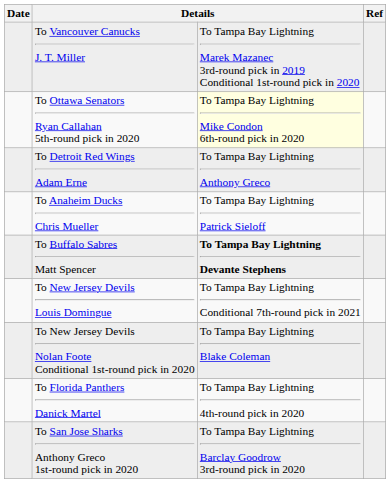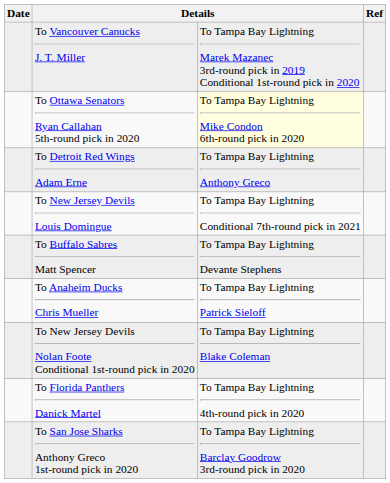rows swapped: (115, 300) <-> (115, 213)
(280, 256) bold -> (280, 256) normal
